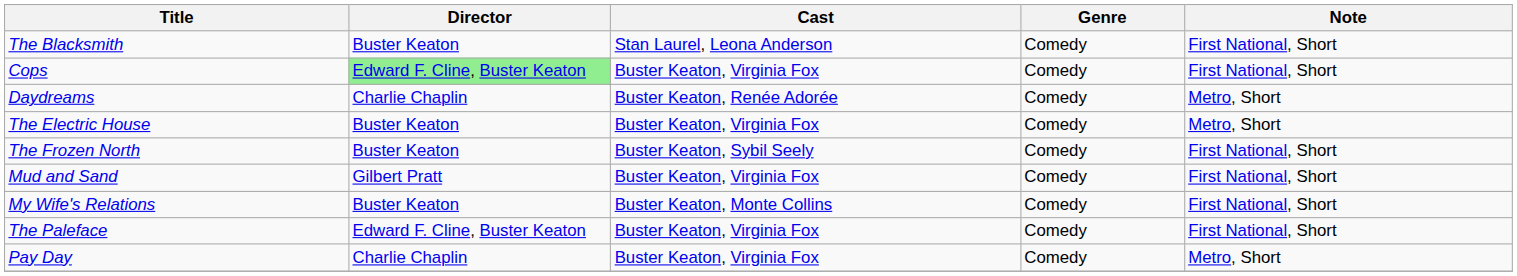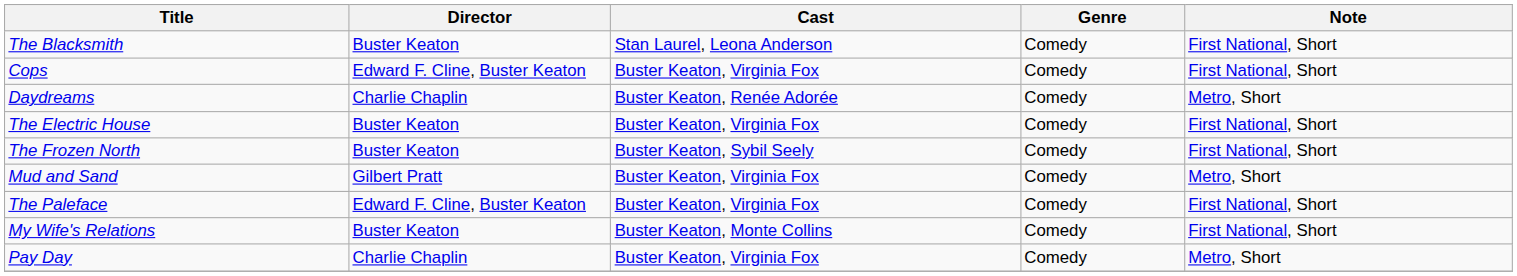(469, 71) lightgreen background -> (469, 71) no background
(1234, 124) Metro, Short -> (1262, 124) First National, Short
(1262, 177) First National, Short -> (1234, 177) Metro, Short
rows swapped: (82, 204) <-> (58, 230)
